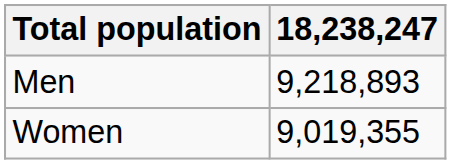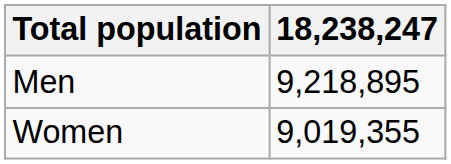(348, 81) 9,218,893 -> (348, 81) 9,218,895
